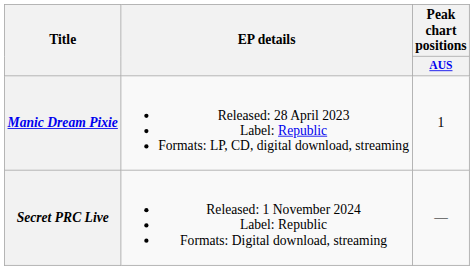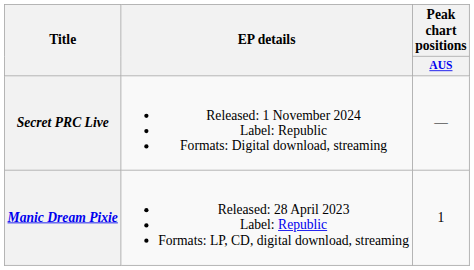rows swapped: (63, 123) <-> (63, 217)
